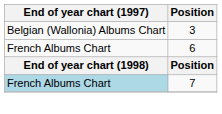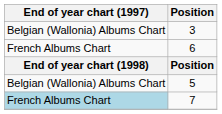+ row: (192, 83)
